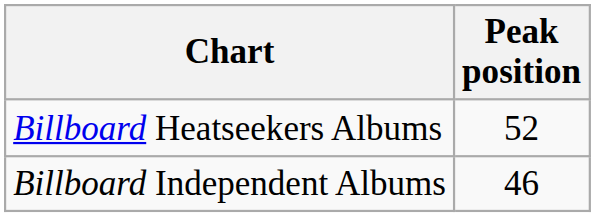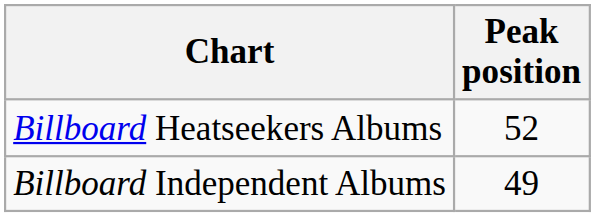(522, 182) 46 -> (522, 182) 49
